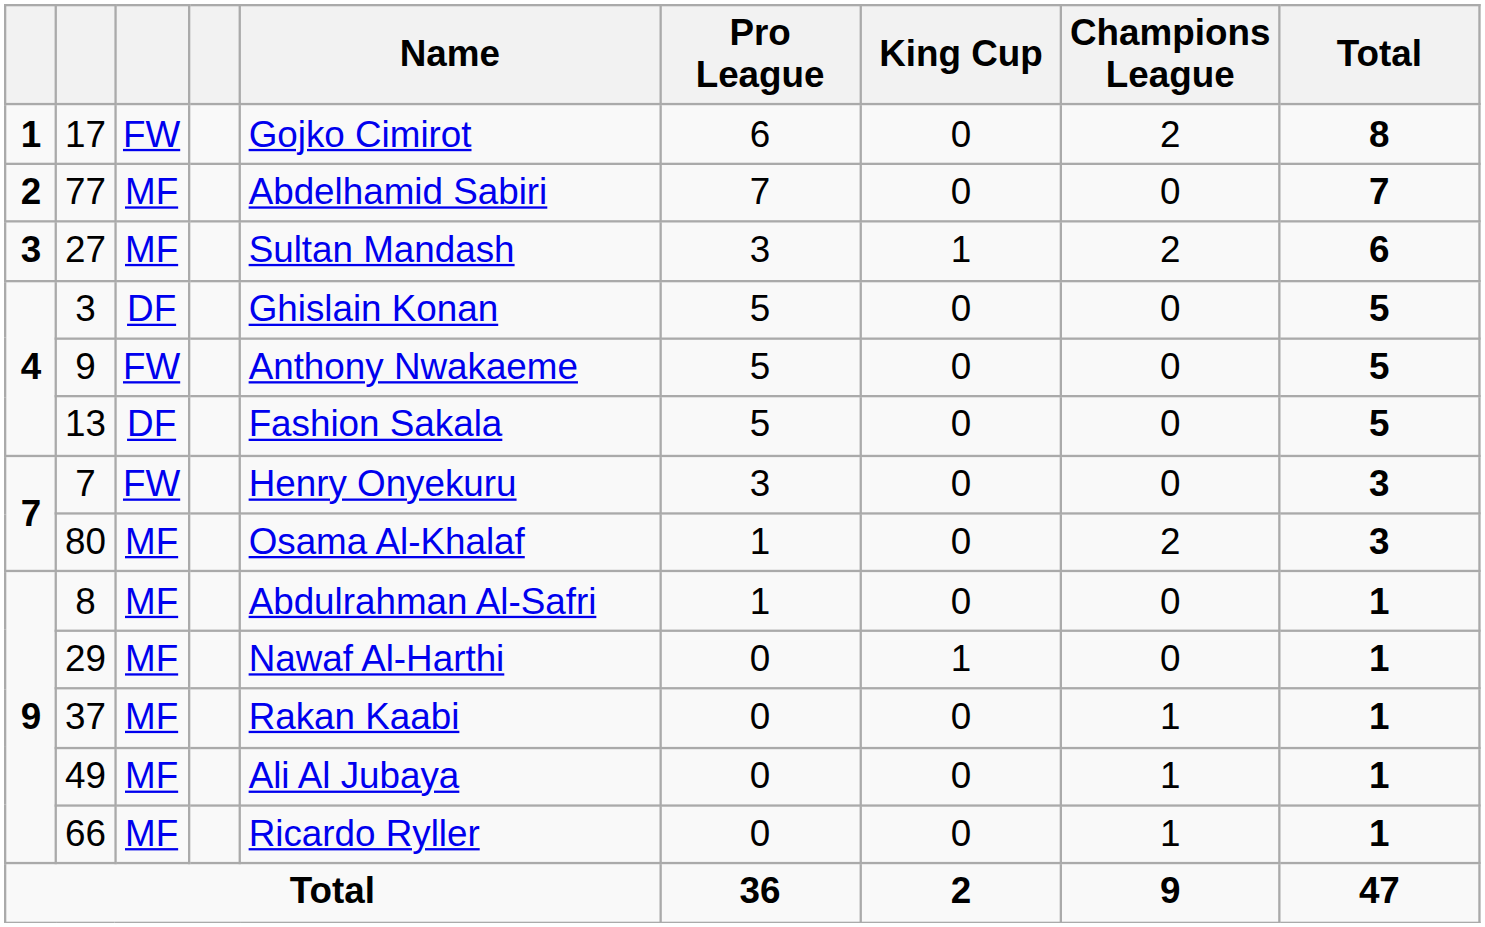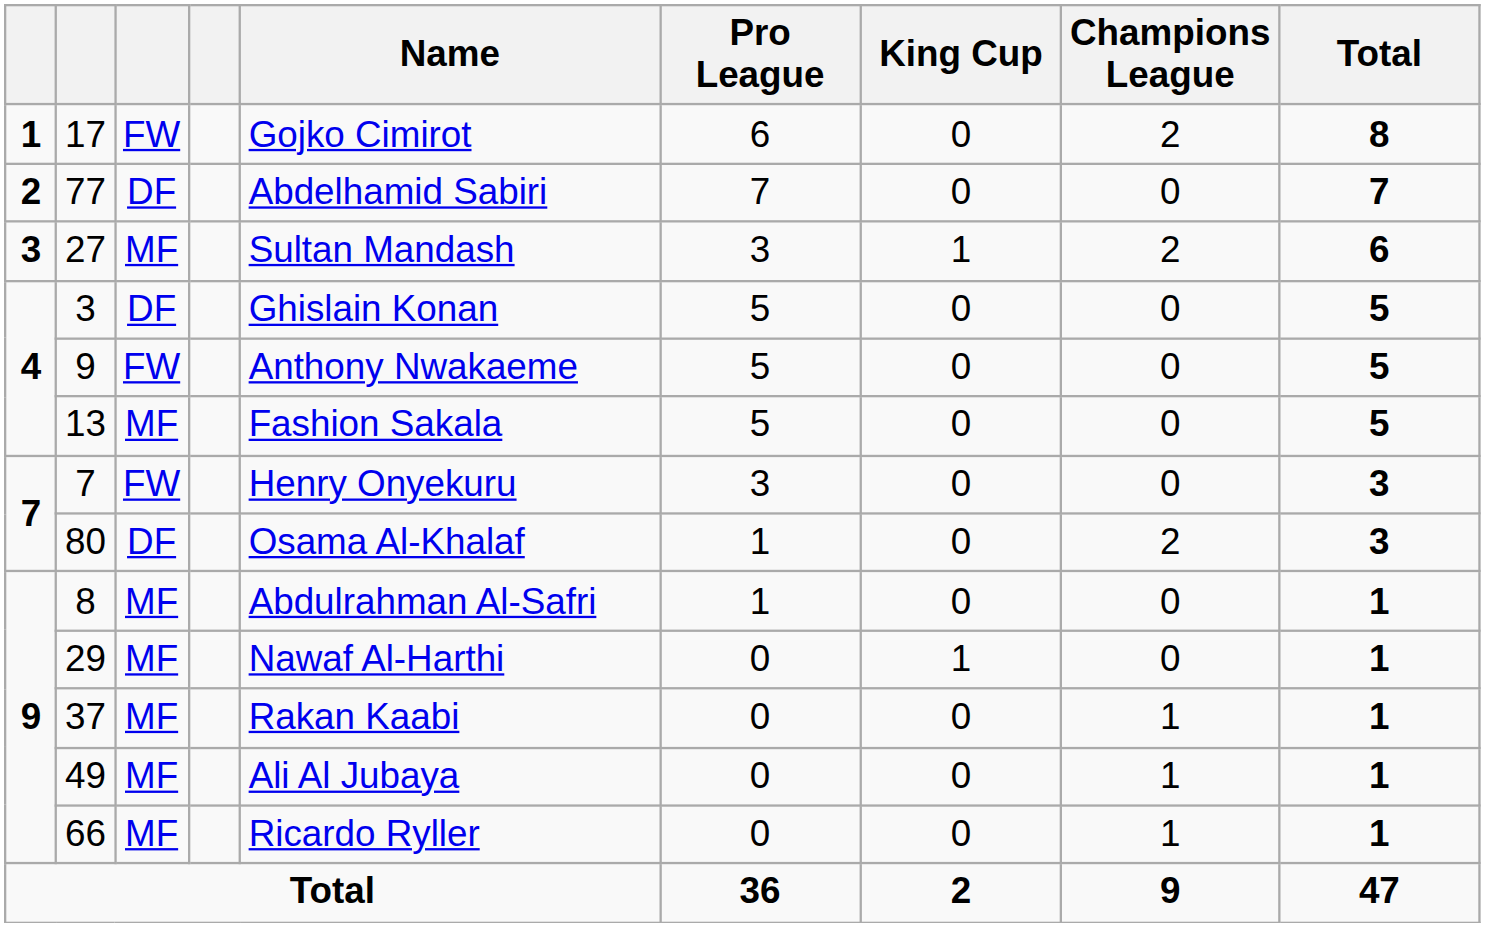(152, 191) MF -> (152, 191) DF
(152, 425) DF -> (152, 425) MF
(152, 541) MF -> (152, 541) DF
